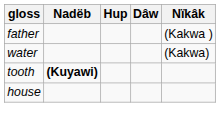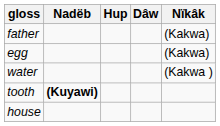(188, 33) (Kakwa ) -> (187, 33) (Kakwa)
+ row: (18, 53)
(187, 53) (Kakwa) -> (188, 72) (Kakwa )
